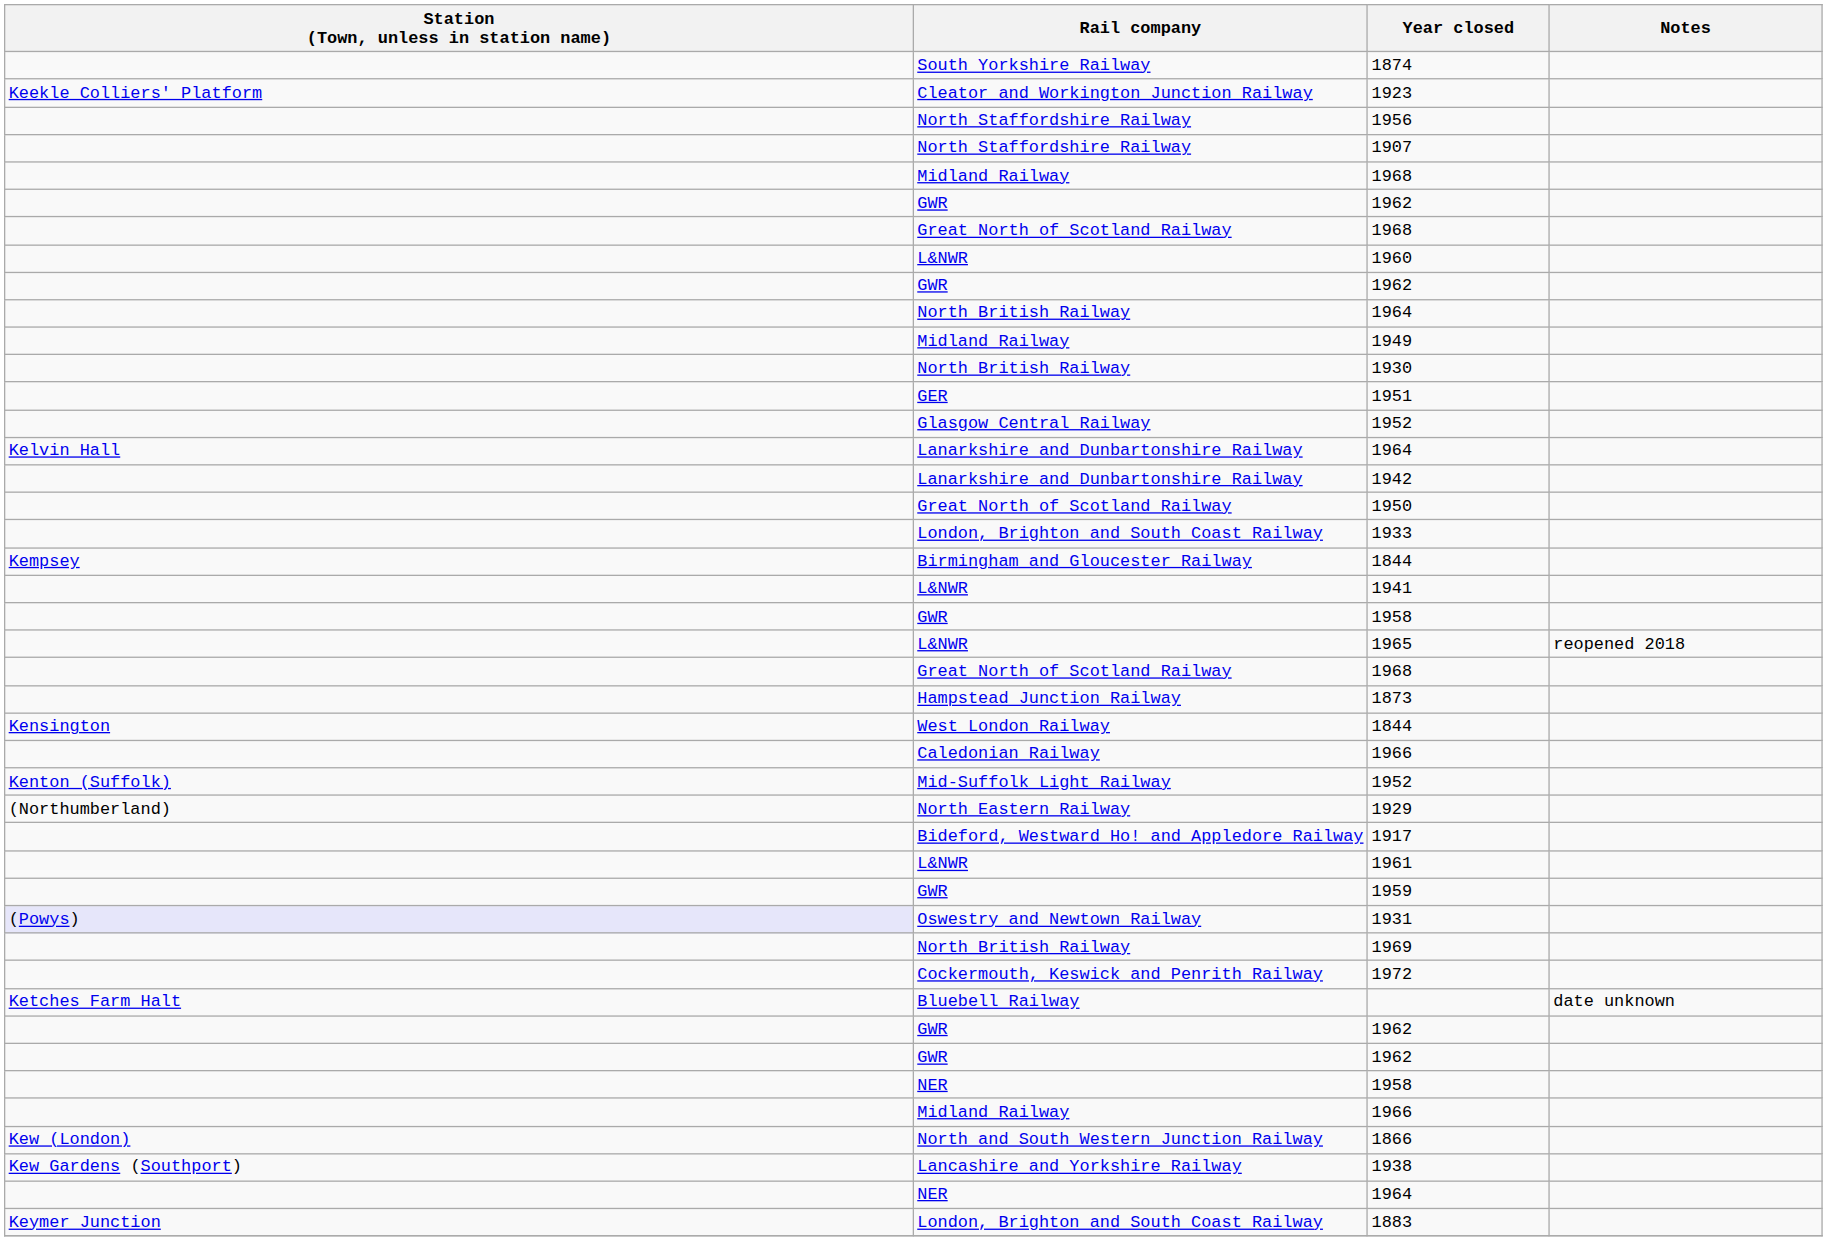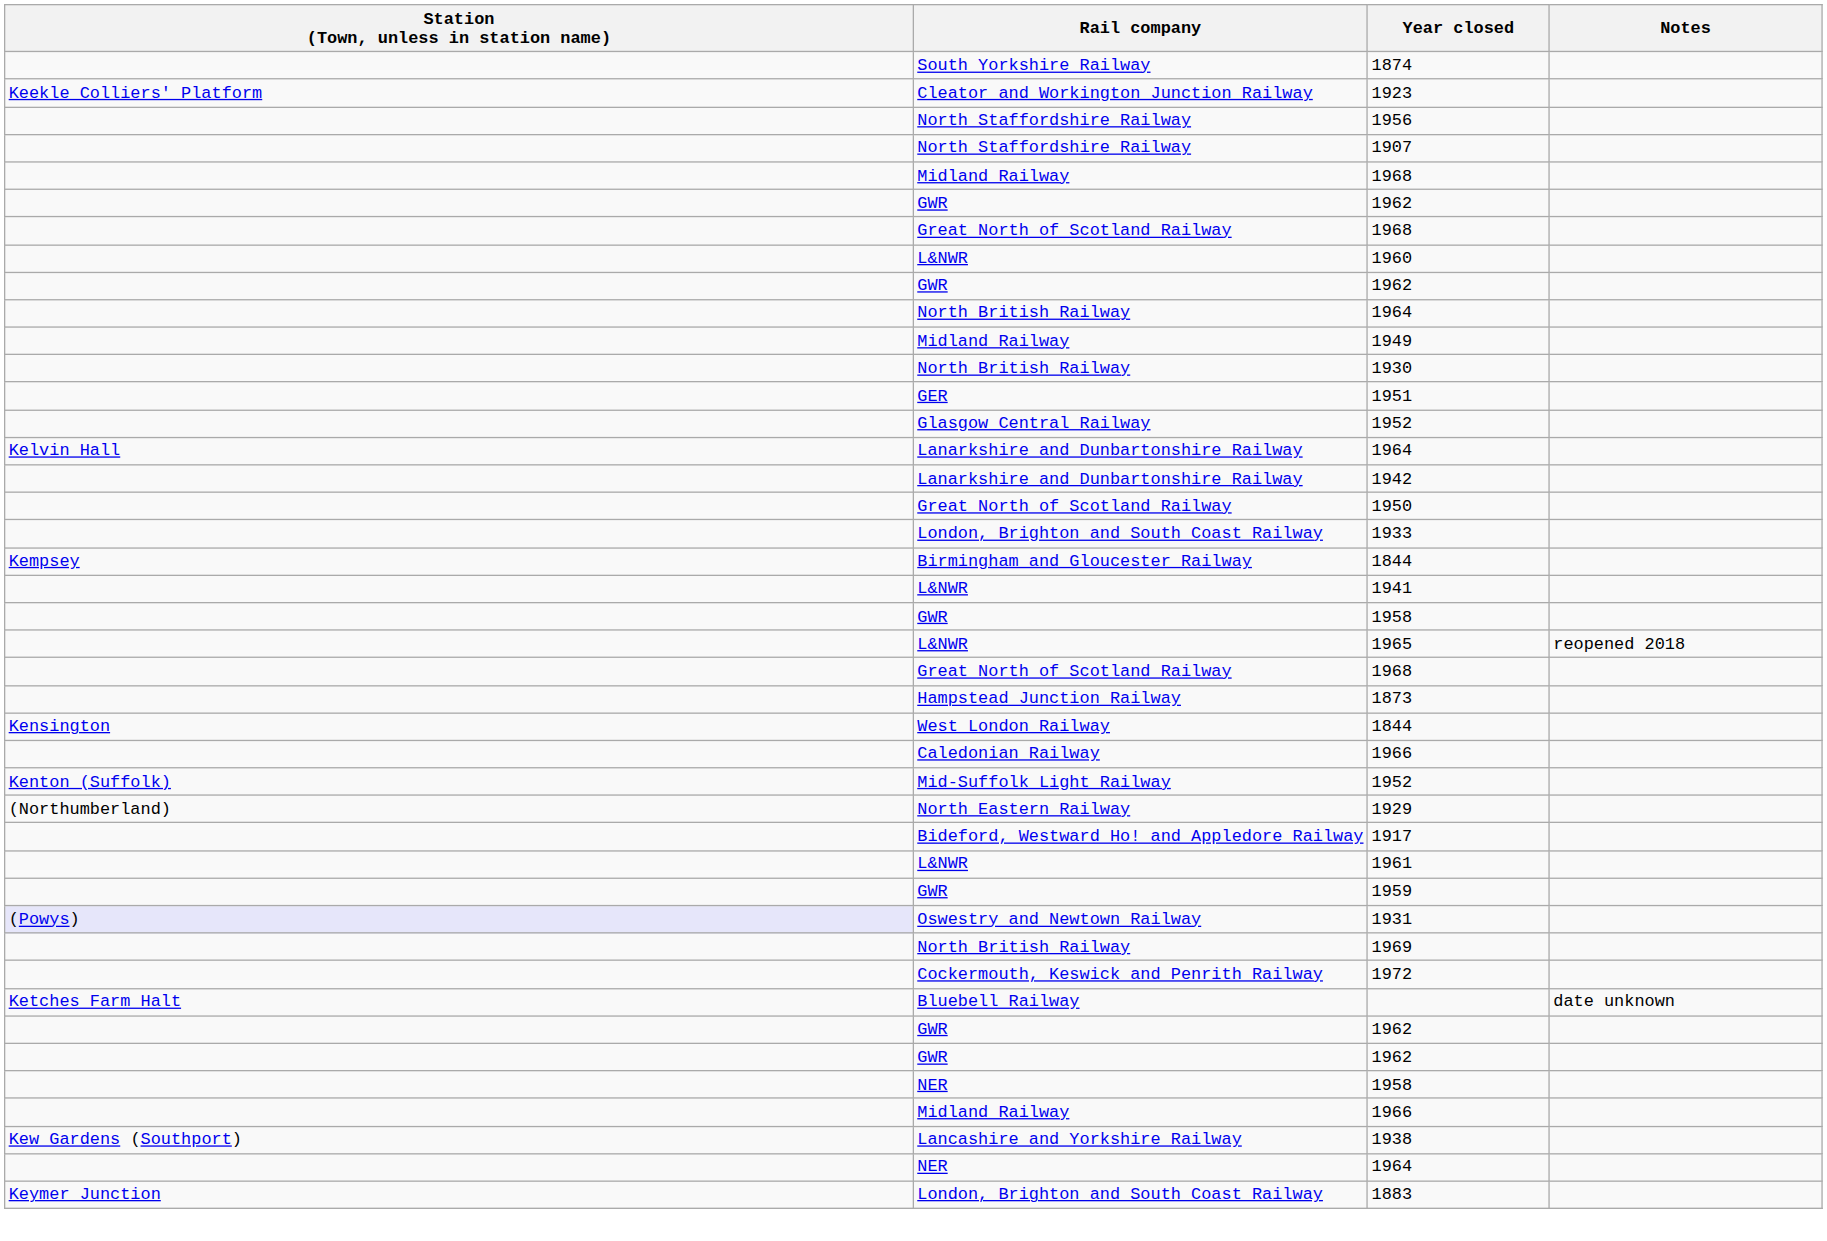- row: (1120, 1140)
